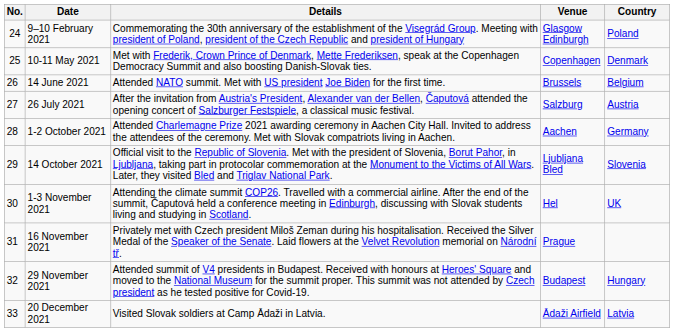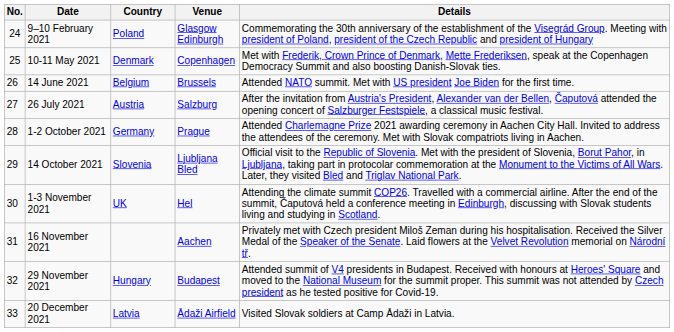columns swapped: (637, 12) <-> (325, 12)
(560, 132) Aachen -> (194, 132) Prague
(559, 242) Prague -> (194, 242) Aachen
